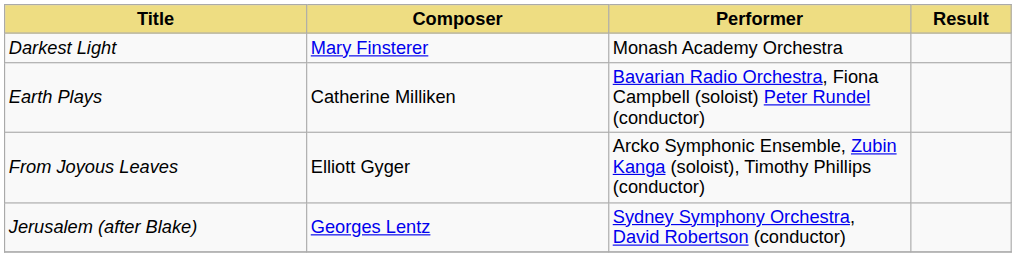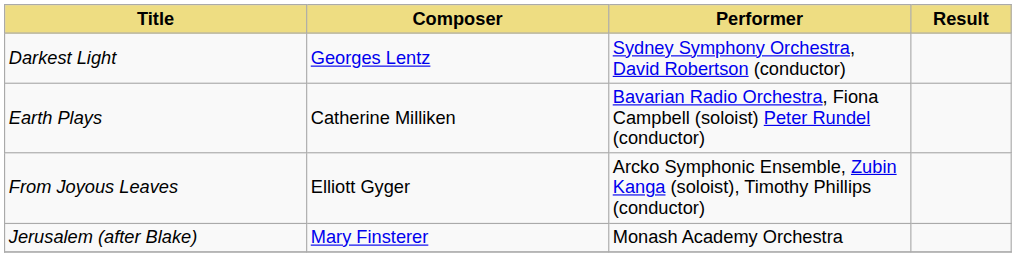(370, 47) Mary Finsterer -> (371, 58) Georges Lentz
(728, 47) Monash Academy Orchestra -> (734, 58) Sydney Symphony Orchestra, David Robertson (conductor)
(371, 227) Georges Lentz -> (370, 237) Mary Finsterer
(734, 227) Sydney Symphony Orchestra, David Robertson (conductor) -> (728, 237) Monash Academy Orchestra
